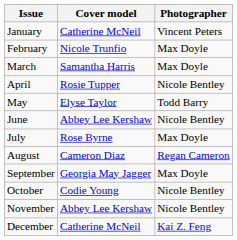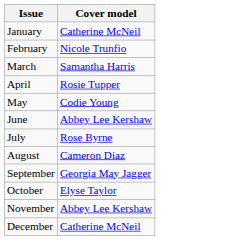- column: (193, 13)
(88, 102) Elyse Taylor -> (89, 102) Codie Young
(89, 191) Codie Young -> (88, 191) Elyse Taylor
